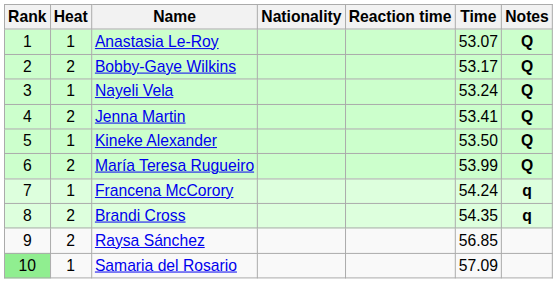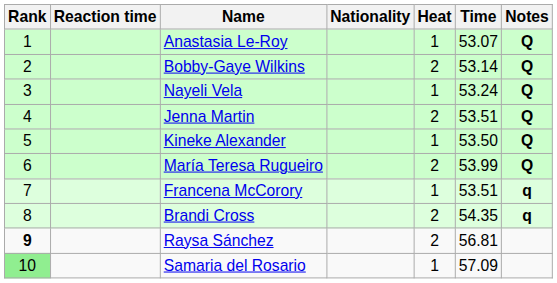columns swapped: (71, 16) <-> (400, 16)
(478, 66) 53.17 -> (478, 66) 53.14
(478, 116) 53.41 -> (478, 116) 53.51
(478, 191) 54.24 -> (478, 191) 53.51
(27, 240) normal -> (27, 240) bold
(478, 240) 56.85 -> (478, 240) 56.81
